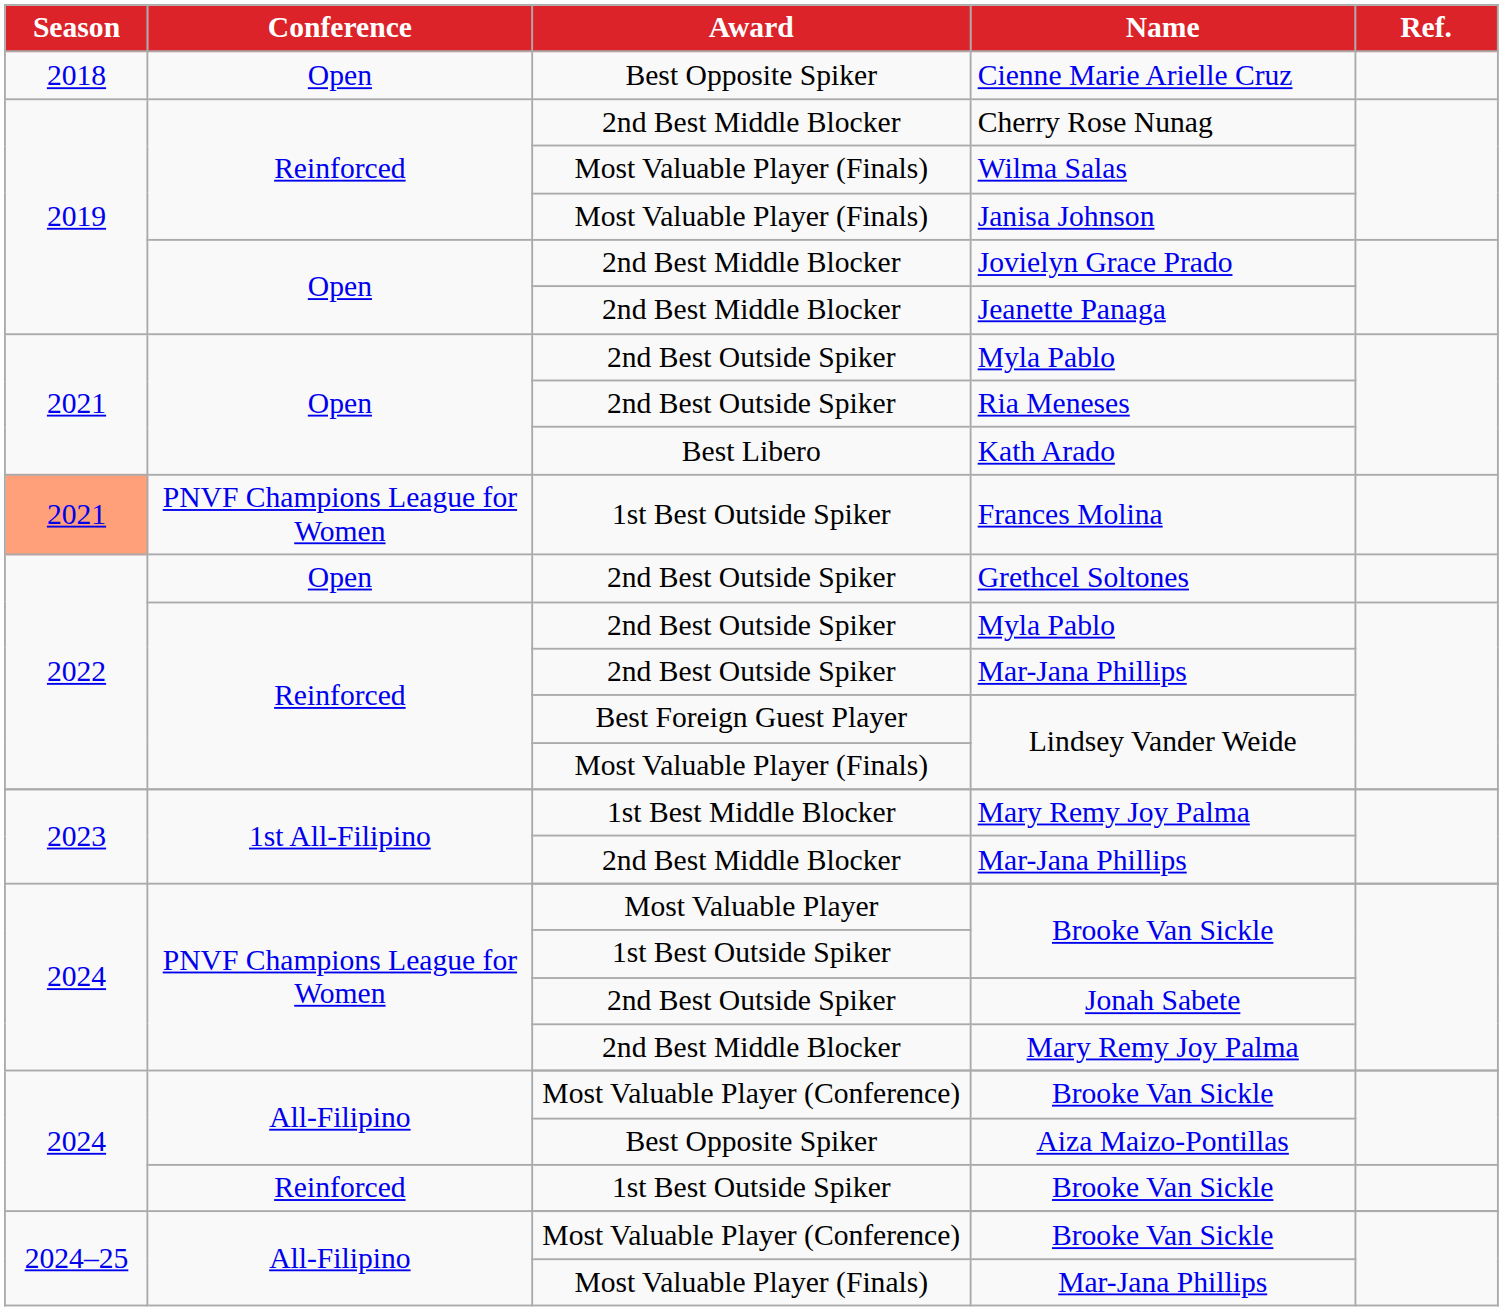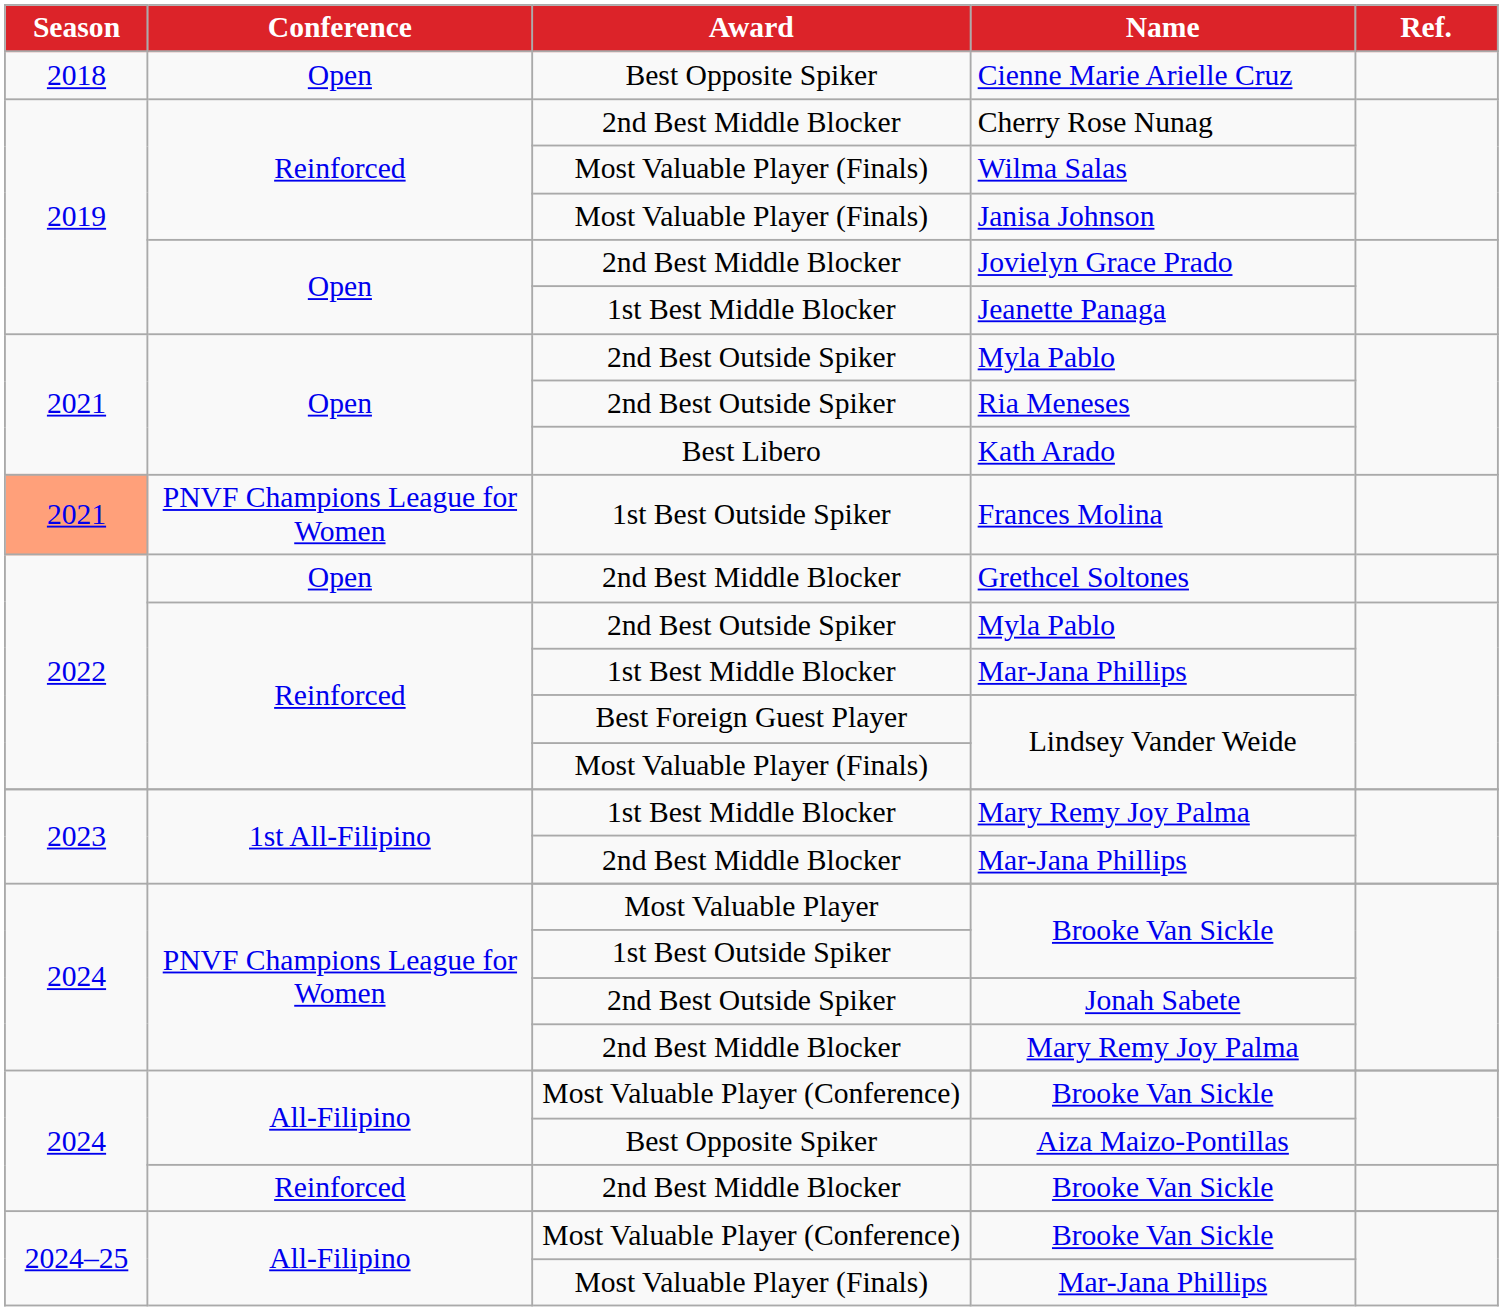(751, 309) 2nd Best Middle Blocker -> (751, 309) 1st Best Middle Blocker
(751, 577) 2nd Best Outside Spiker -> (751, 577) 2nd Best Middle Blocker
(751, 671) 2nd Best Outside Spiker -> (751, 671) 1st Best Middle Blocker
(751, 1187) 1st Best Outside Spiker -> (751, 1187) 2nd Best Middle Blocker
